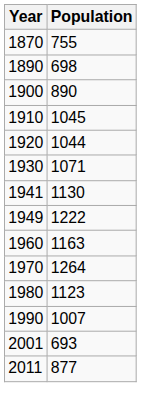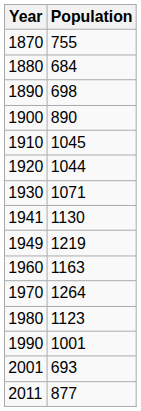+ row: (26, 67)
(68, 218) 1222 -> (68, 243) 1219
(68, 318) 1007 -> (68, 343) 1001
